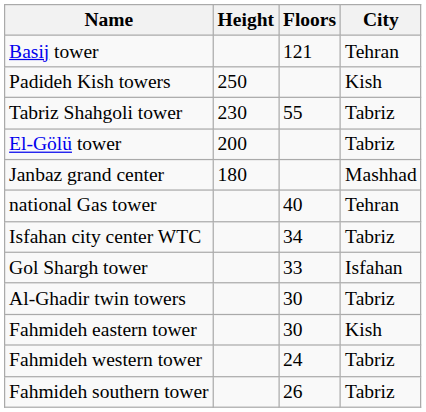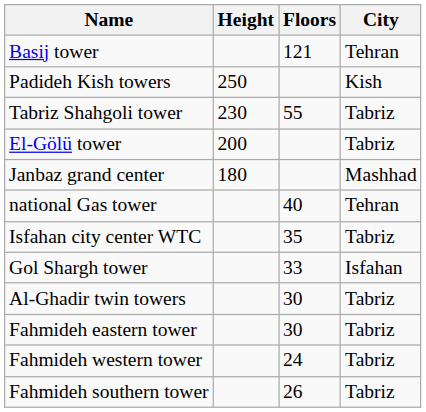(293, 236) 34 -> (293, 236) 35
(364, 329) Kish -> (370, 329) Tabriz
